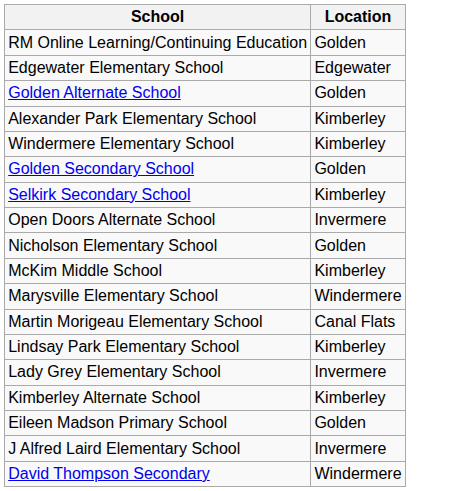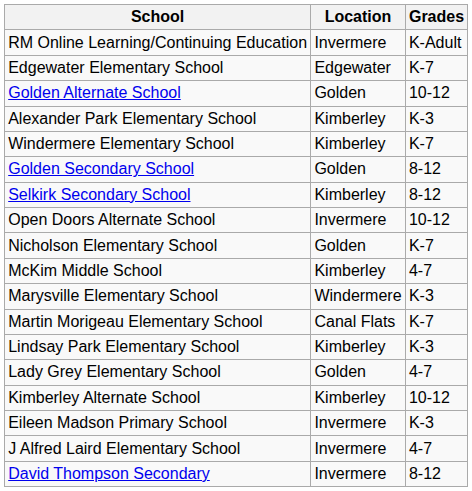+ column: (437, 17)
(340, 42) Golden -> (350, 42) Invermere
(350, 372) Invermere -> (340, 372) Golden
(340, 423) Golden -> (350, 423) Invermere
(358, 473) Windermere -> (350, 473) Invermere
